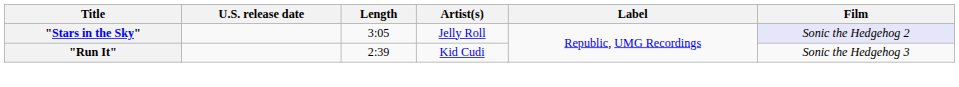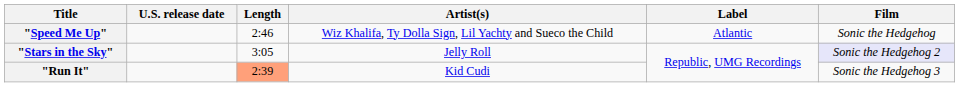+ row: (65, 33)
(379, 52) no background -> (262, 71) lightsalmon background
